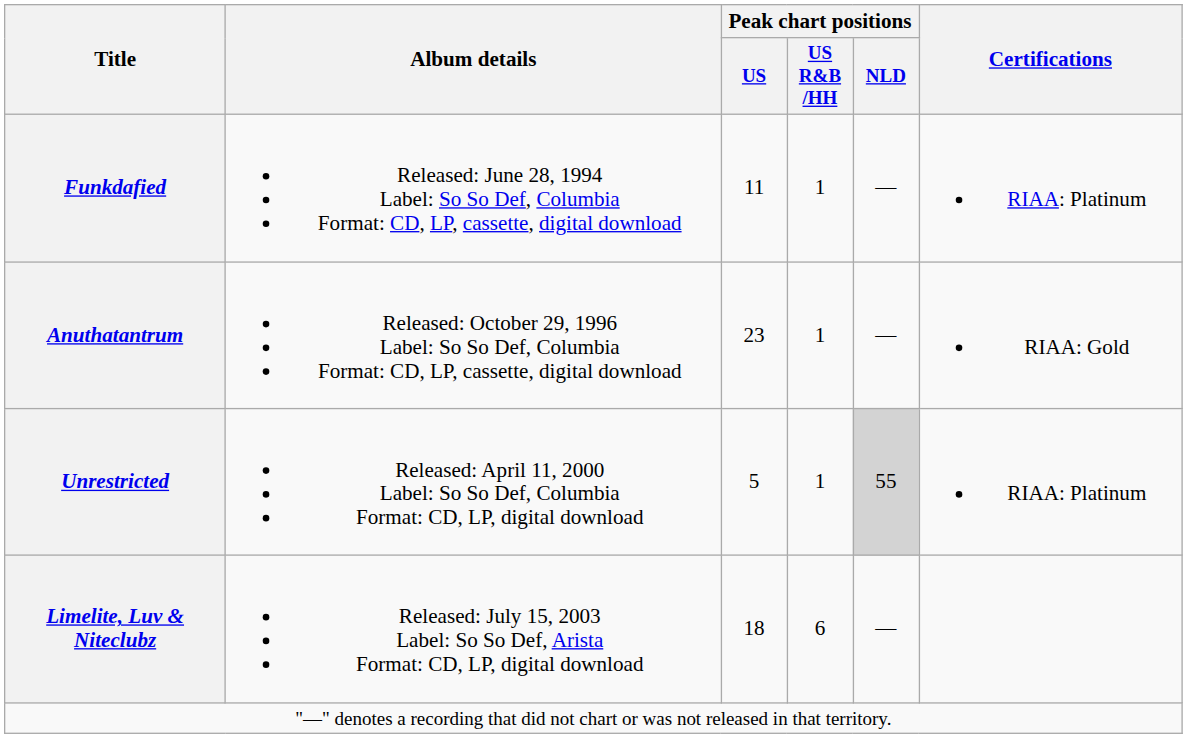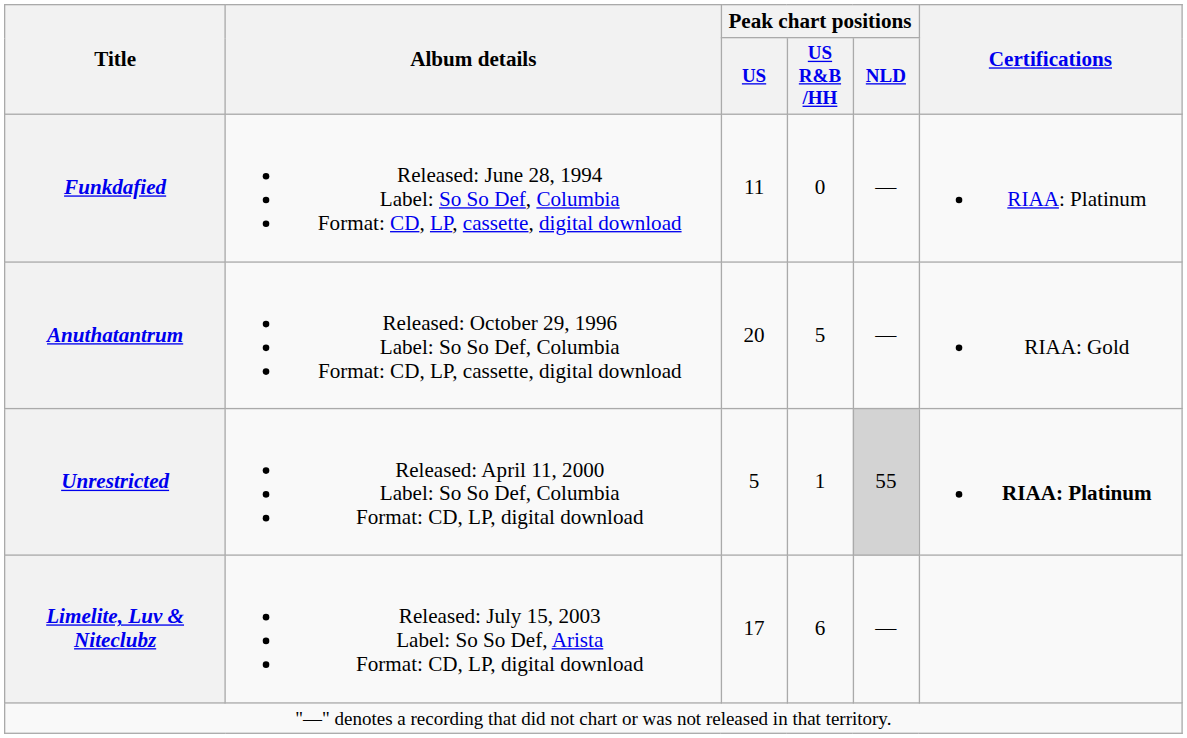(820, 187) 1 -> (820, 187) 0
(754, 334) 23 -> (754, 334) 20
(820, 334) 1 -> (820, 334) 5
(1050, 494) normal -> (1050, 494) bold
(754, 628) 18 -> (754, 628) 17
